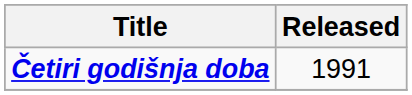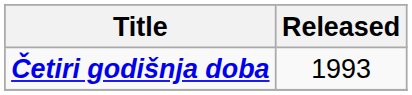(341, 69) 1991 -> (341, 69) 1993
